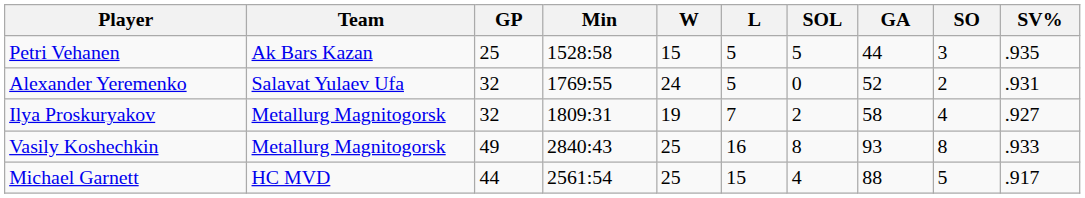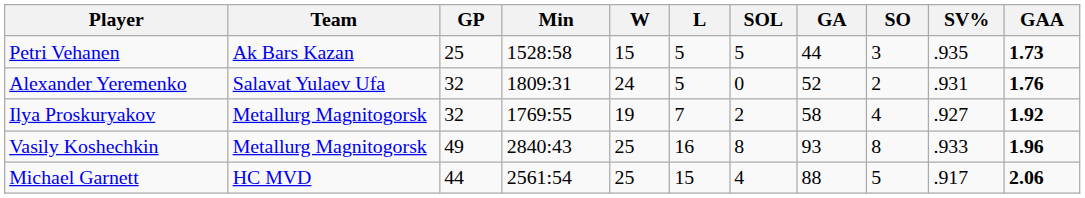+ column: (1042, 20)
(580, 83) 1769:55 -> (539, 83) 1809:31
(580, 114) 1809:31 -> (539, 114) 1769:55
